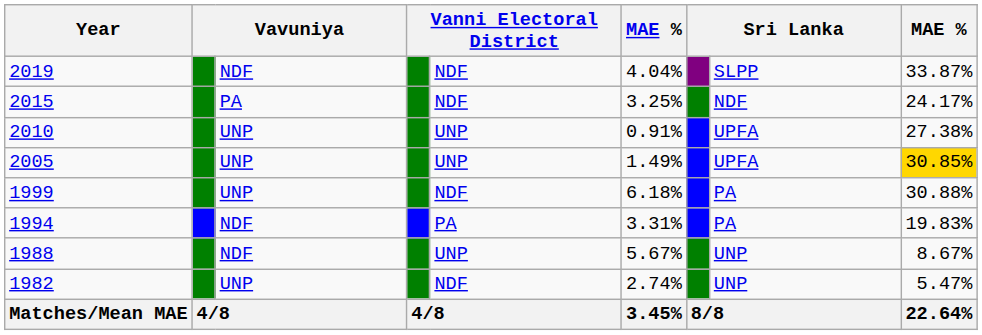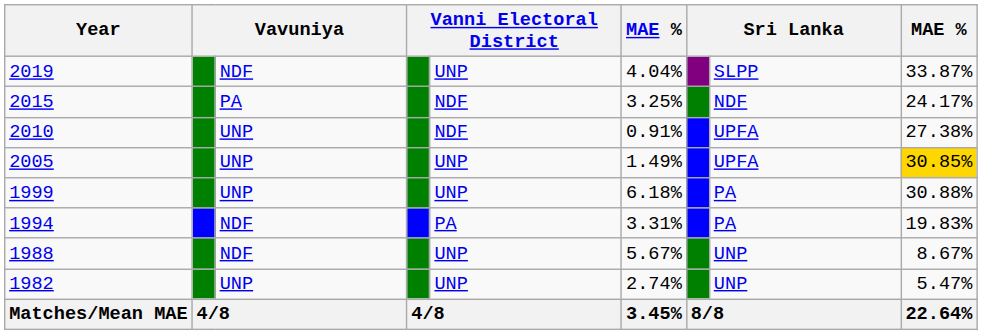(451, 72) NDF -> (451, 72) UNP
(451, 132) UNP -> (451, 132) NDF
(451, 193) NDF -> (451, 193) UNP
(451, 284) NDF -> (451, 284) UNP
